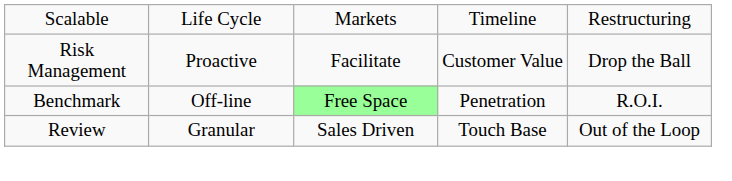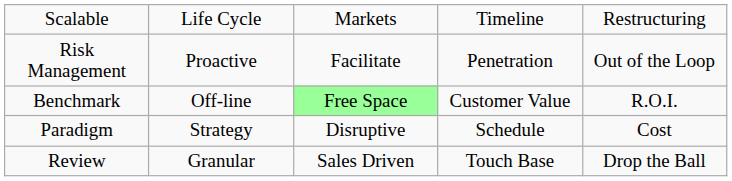(503, 60) Customer Value -> (510, 60) Penetration
(639, 60) Drop the Ball -> (654, 60) Out of the Loop
(503, 100) Penetration -> (510, 100) Customer Value
+ row: (77, 130)
(639, 130) Out of the Loop -> (654, 160) Drop the Ball
